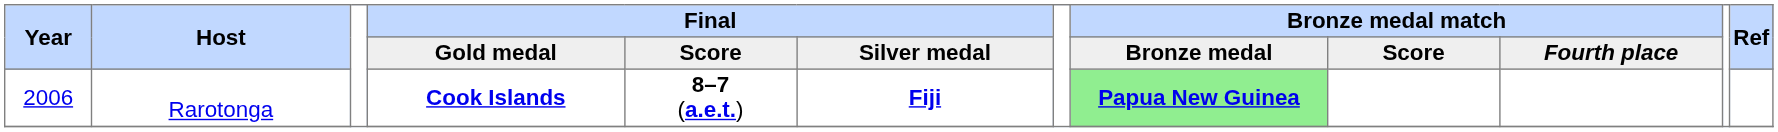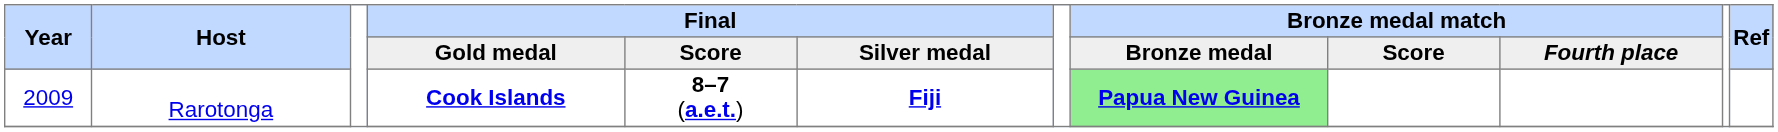(48, 97) 2006 -> (48, 97) 2009
